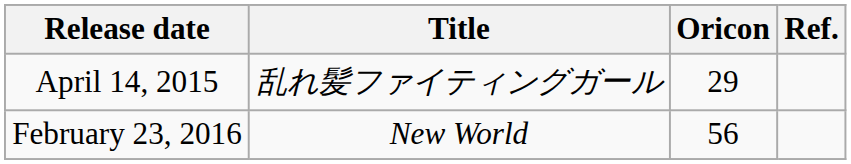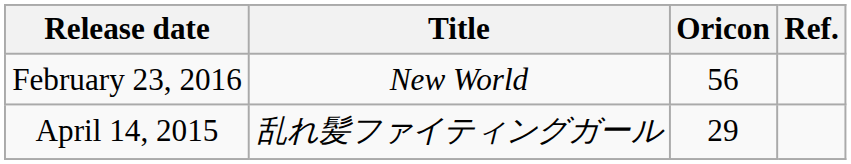rows swapped: (127, 81) <-> (127, 134)
